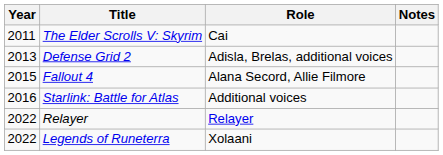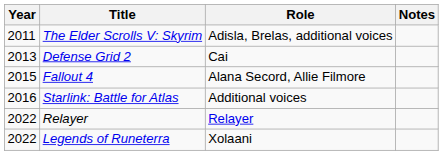(218, 35) Cai -> (300, 35) Adisla, Brelas, additional voices
(300, 56) Adisla, Brelas, additional voices -> (218, 56) Cai
